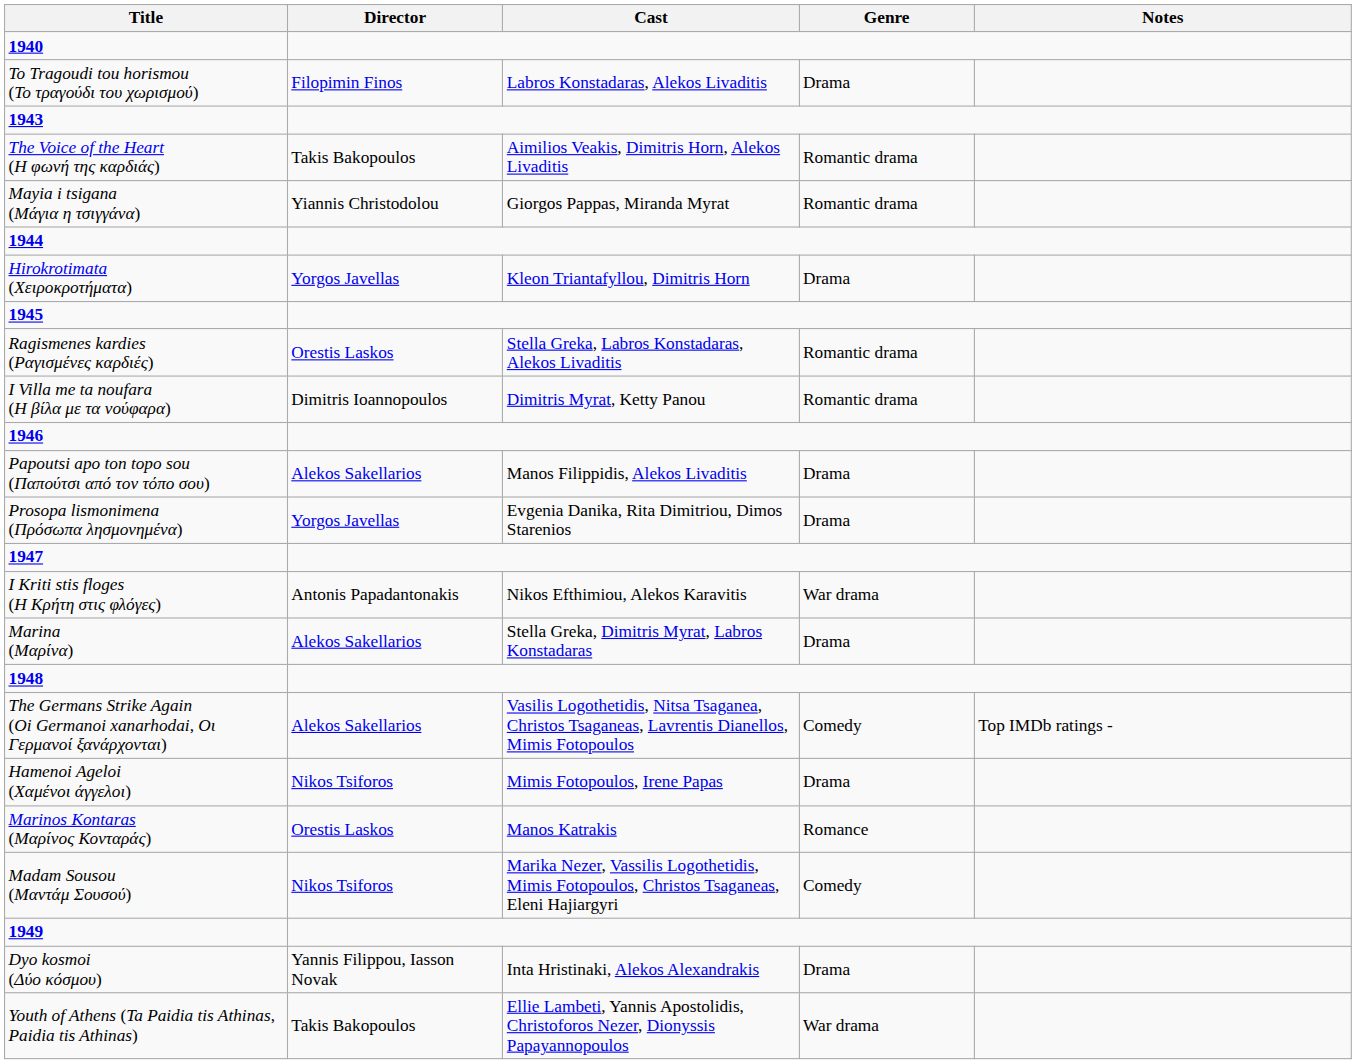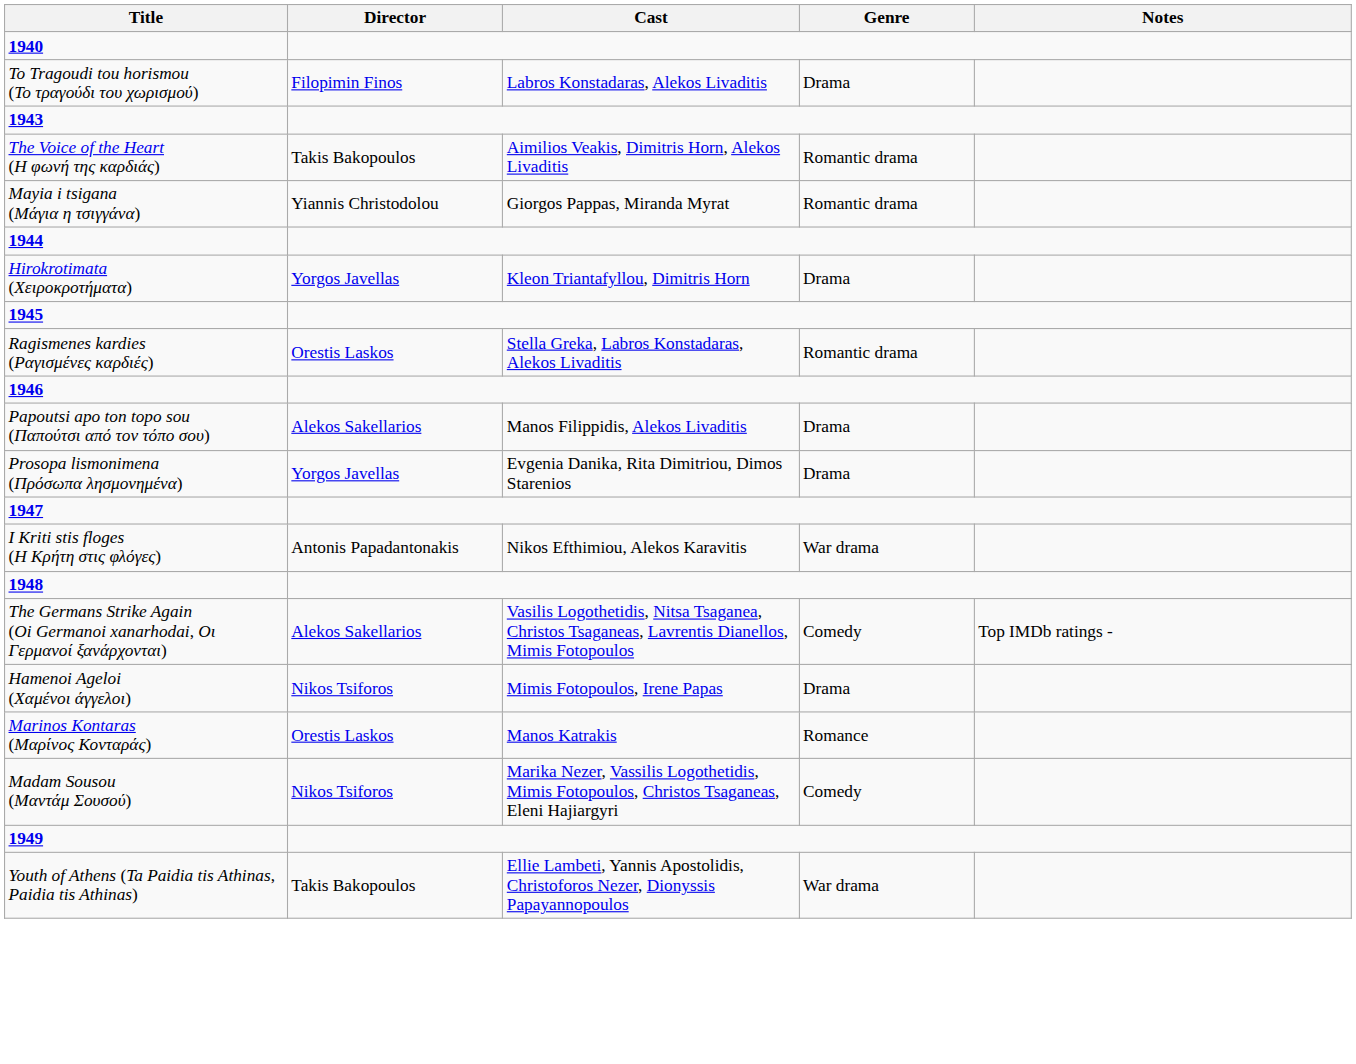- row: (90, 399)
- row: (41, 641)
- row: (55, 969)
